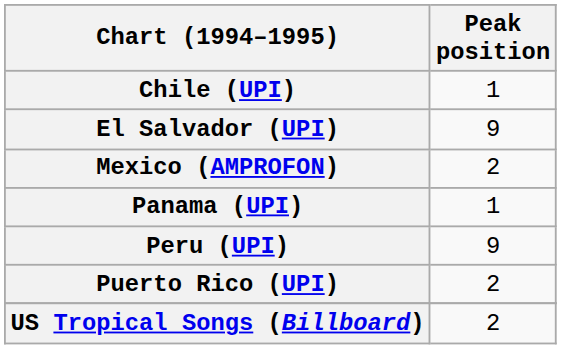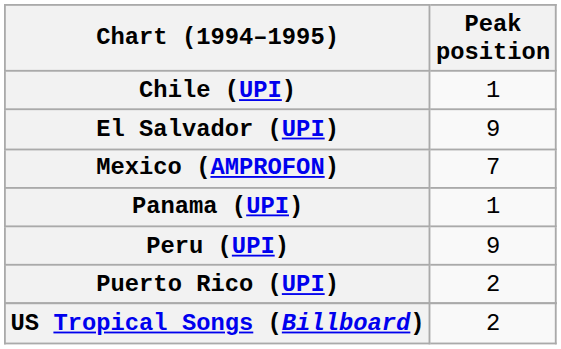(493, 168) 2 -> (493, 168) 7
